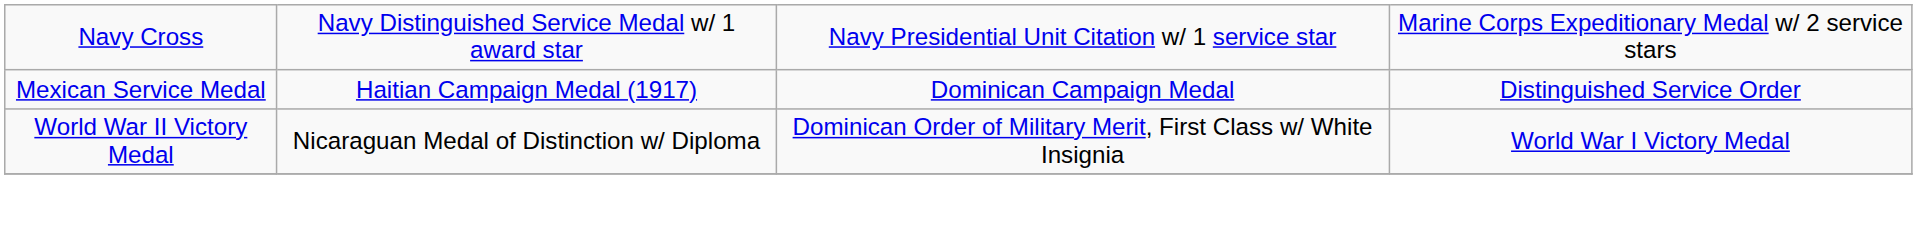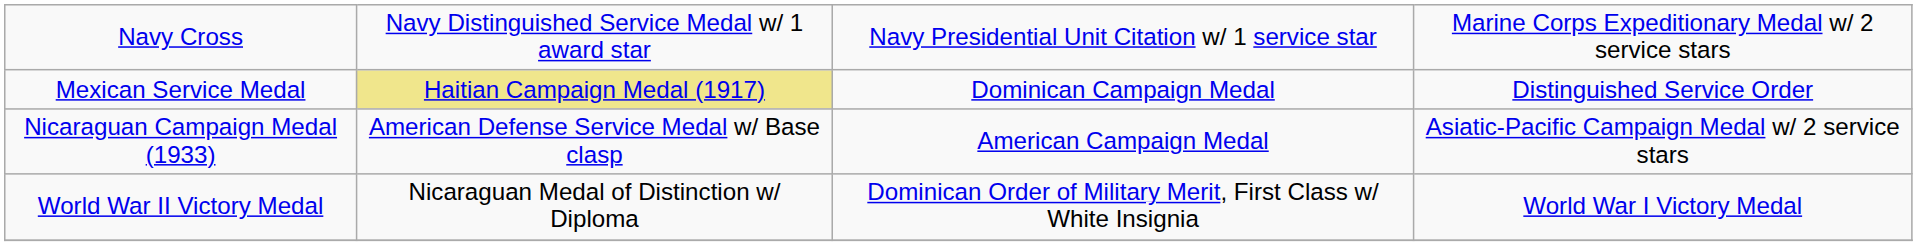(527, 89) no background -> (594, 89) khaki background
+ row: (181, 141)
